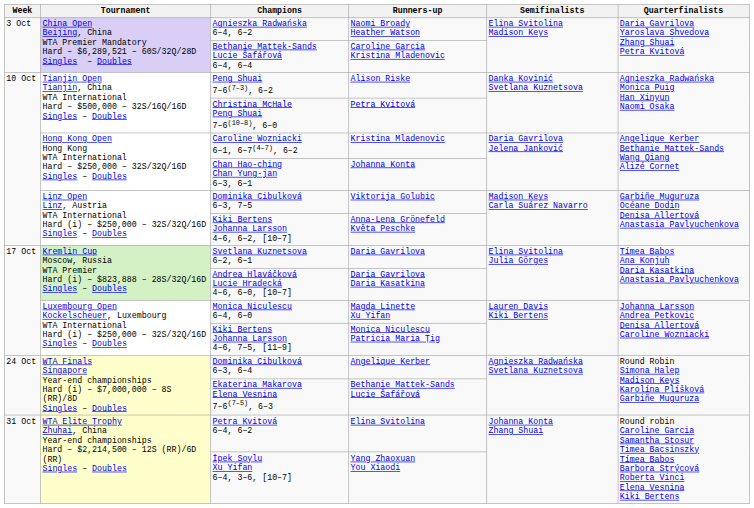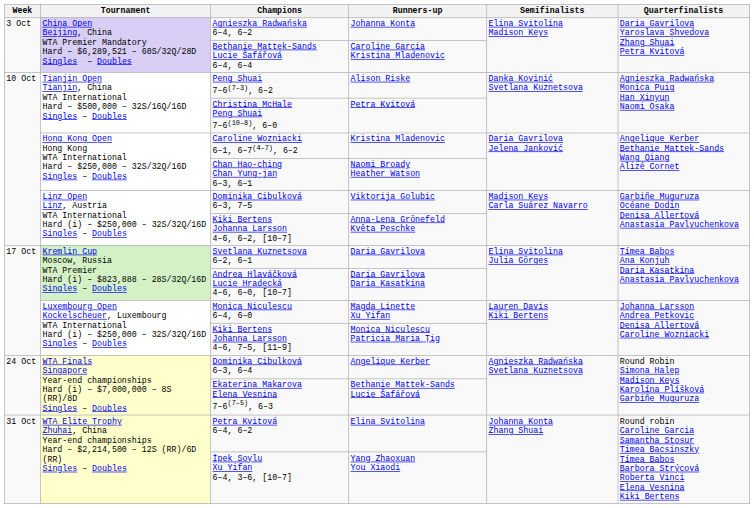(385, 29) Naomi Broady Heather Watson -> (383, 25) Johanna Konta
(383, 165) Johanna Konta -> (385, 170) Naomi Broady Heather Watson
